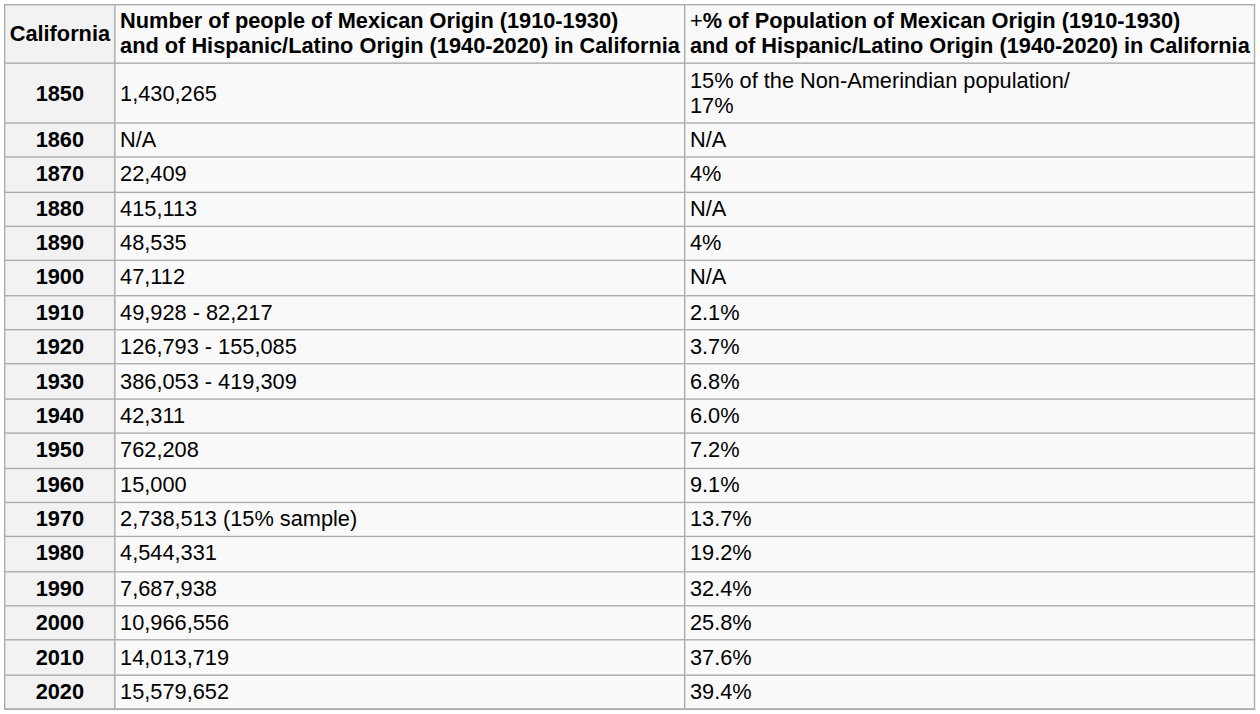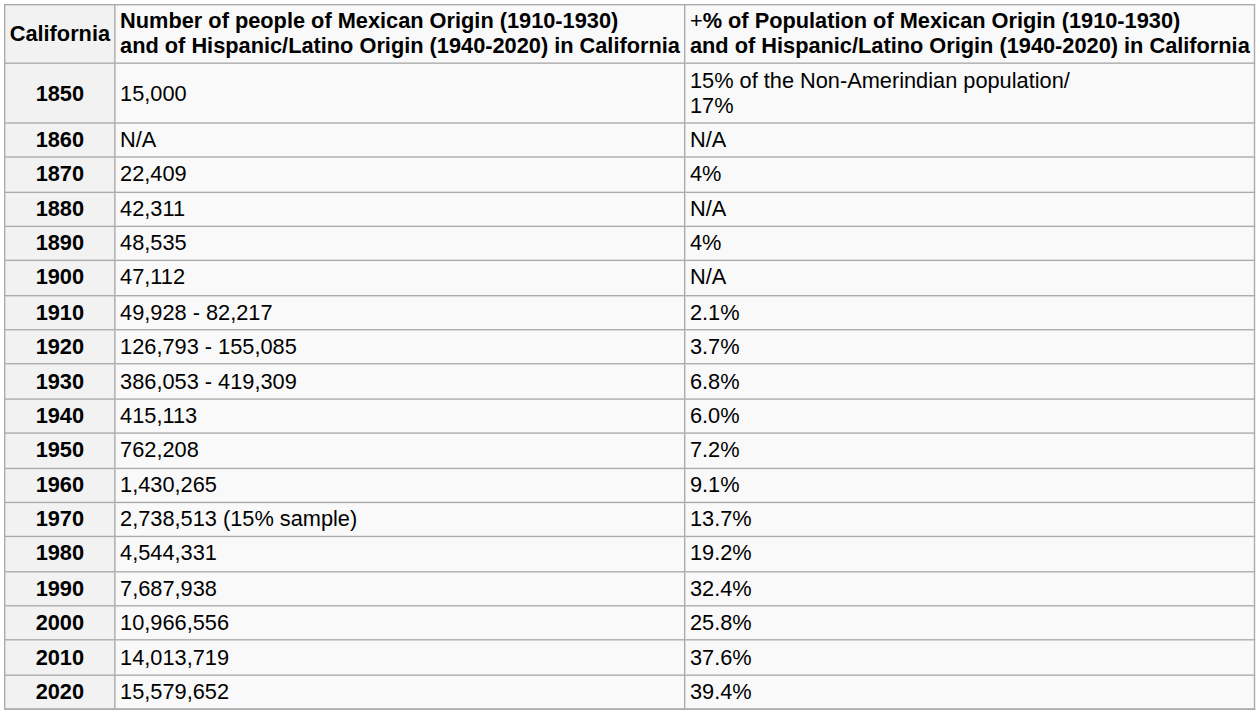(168, 92) 1,430,265 -> (153, 92) 15,000
(159, 208) 415,113 -> (153, 208) 42,311
(153, 415) 42,311 -> (159, 415) 415,113
(153, 484) 15,000 -> (168, 484) 1,430,265
